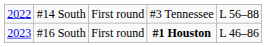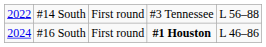(19, 33) 2023 -> (19, 33) 2024
